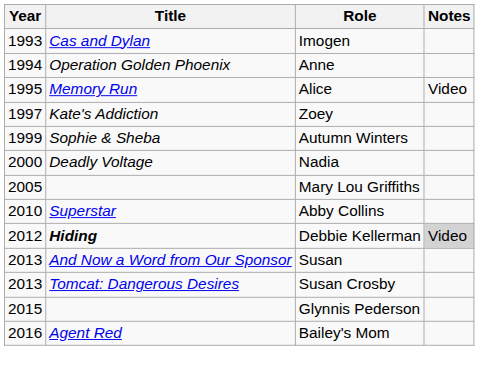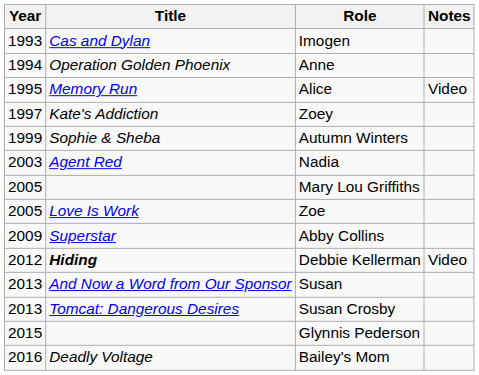(25, 162) 2000 -> (25, 162) 2003
(101, 162) Deadly Voltage -> (86, 162) Agent Red
+ row: (312, 211)
(25, 211) 2010 -> (25, 235) 2009
(447, 235) lightgrey background -> (447, 260) no background
(86, 333) Agent Red -> (101, 357) Deadly Voltage
